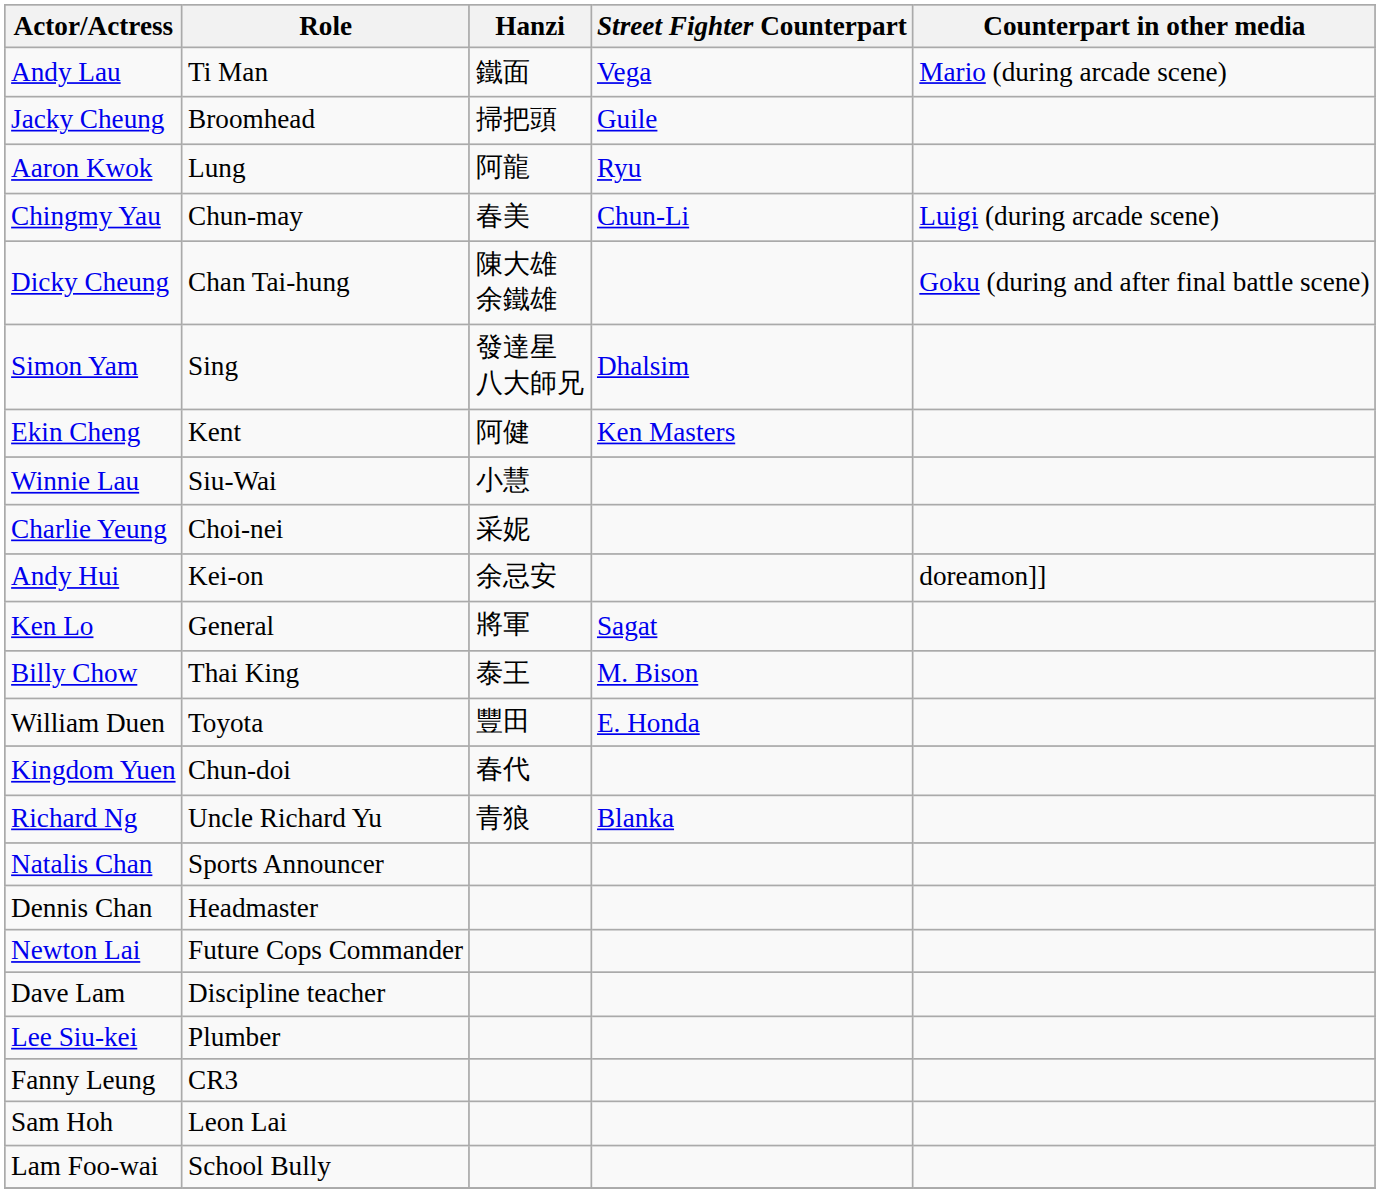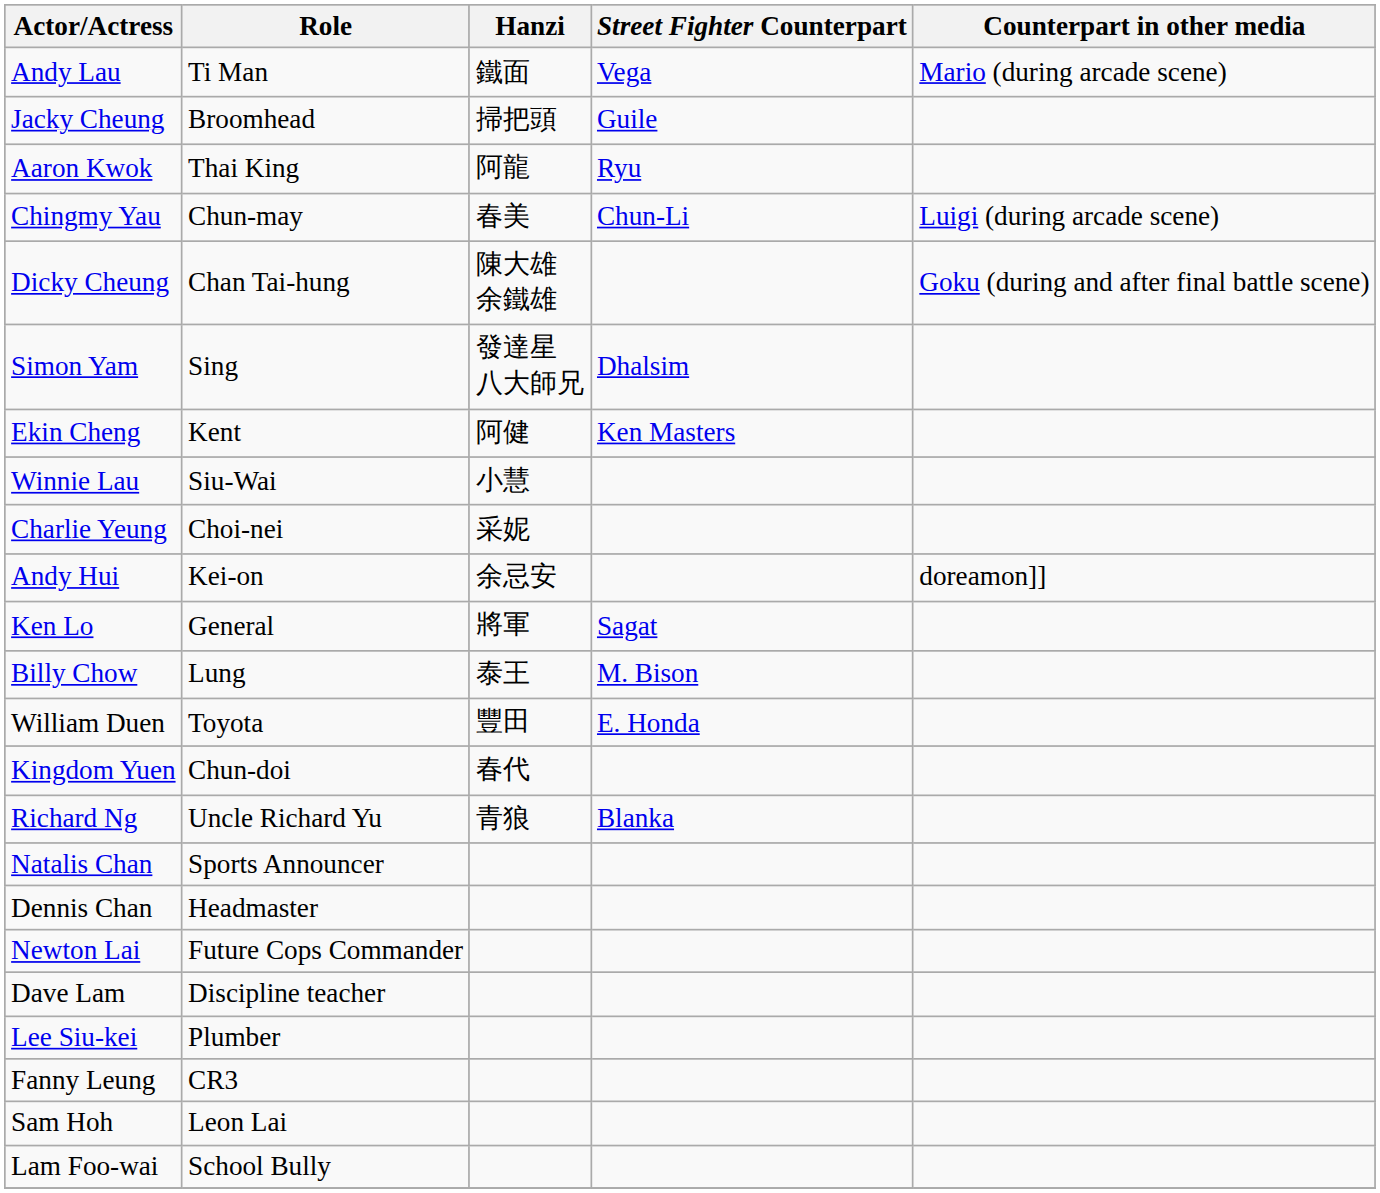(217, 168) Lung -> (244, 168) Thai King
(244, 673) Thai King -> (217, 673) Lung
